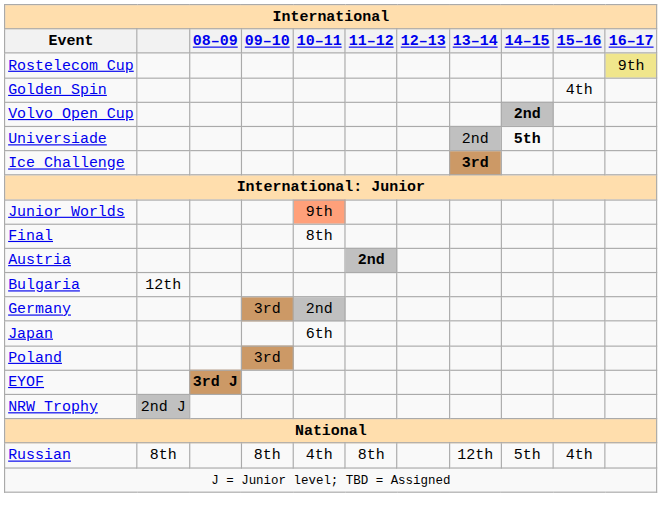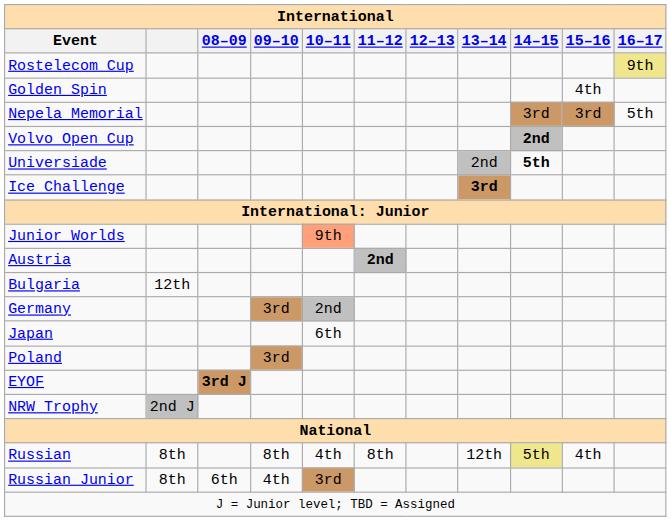+ row: (75, 114)
- row: (31, 236)
(527, 455) no background -> (536, 455) khaki background
+ row: (71, 480)
